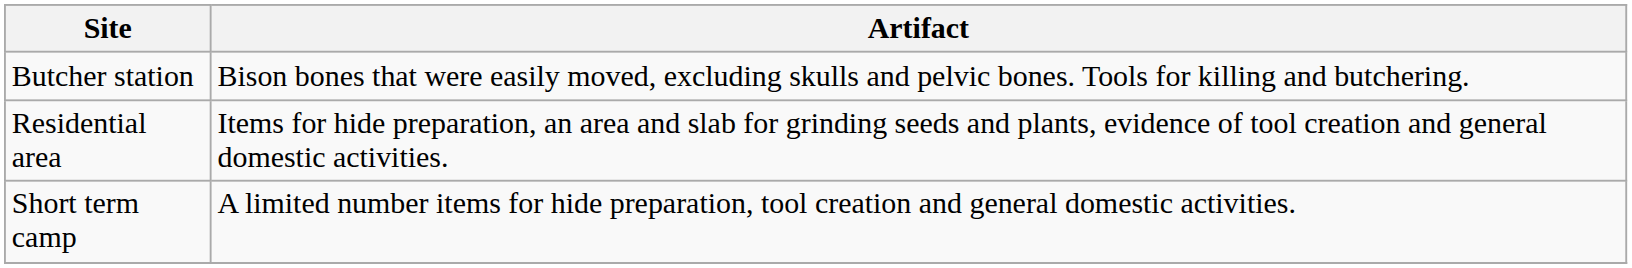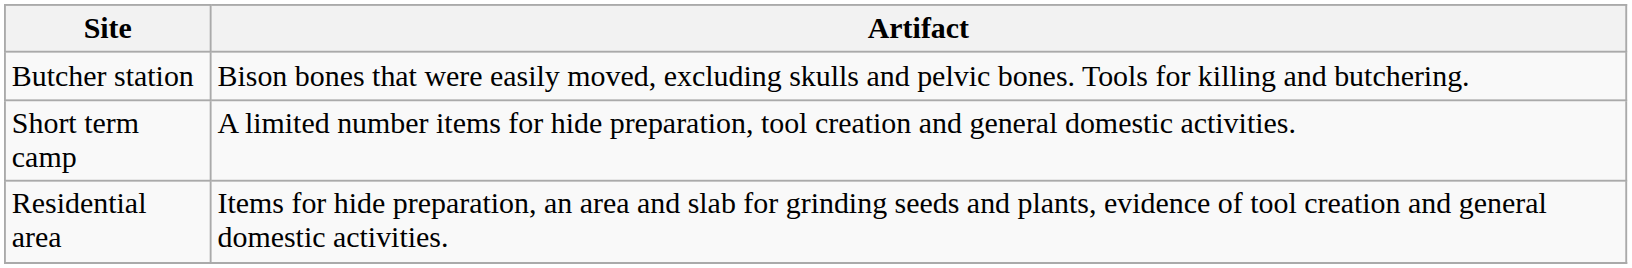rows swapped: (75, 221) <-> (79, 139)
